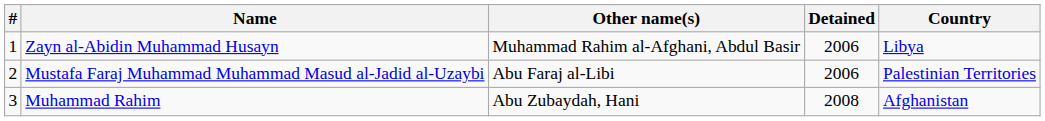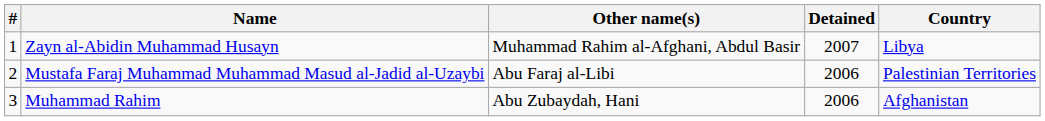(842, 45) 2006 -> (842, 45) 2007
(842, 101) 2008 -> (842, 101) 2006
